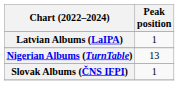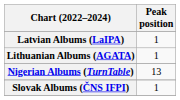+ row: (71, 55)
